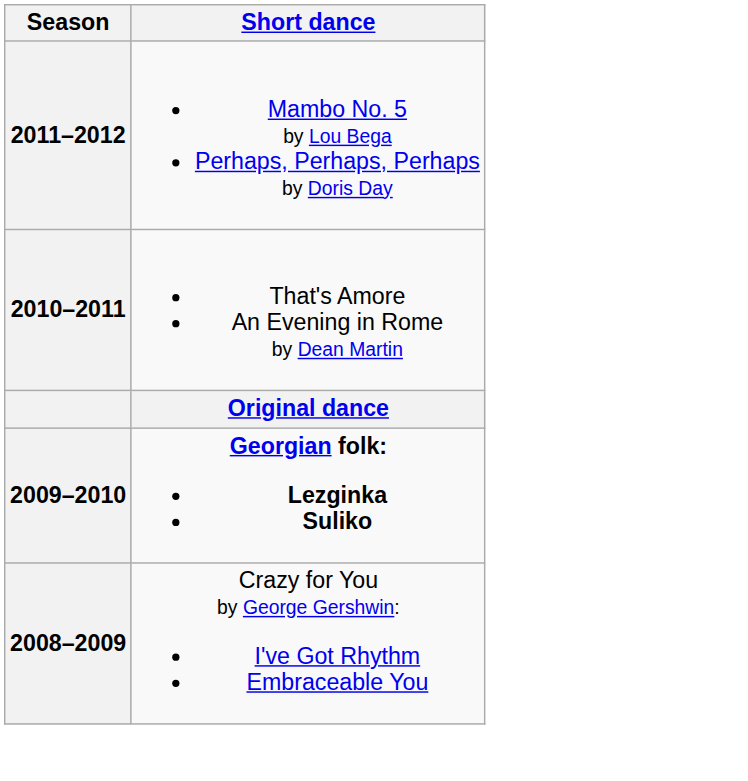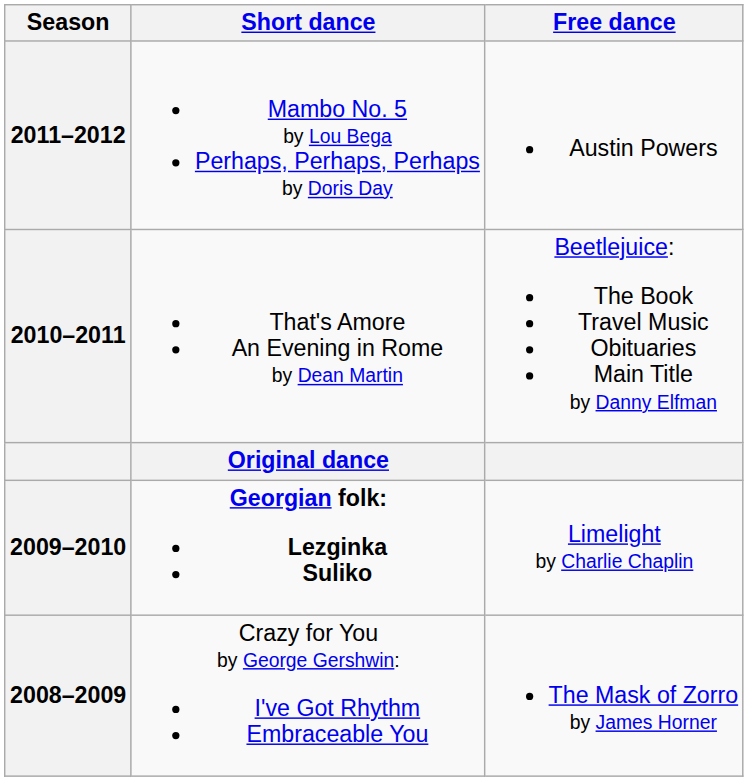+ column: (614, 22)
